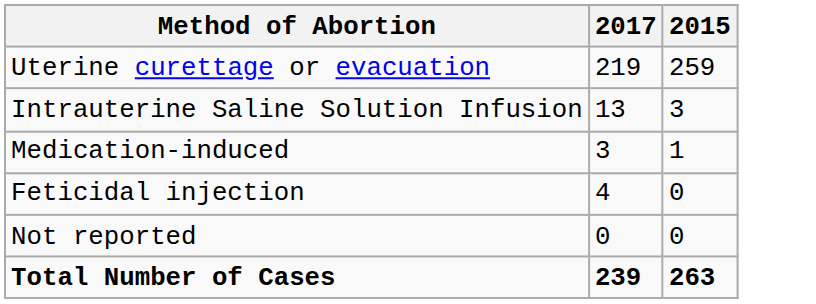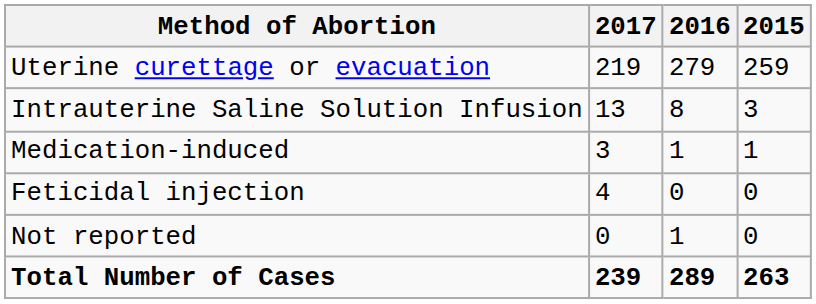+ column: (700, 26)
